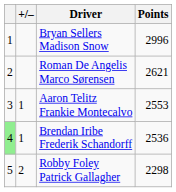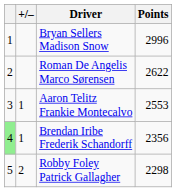(157, 72) 2621 -> (157, 72) 2622
(157, 138) 2536 -> (157, 138) 2356
